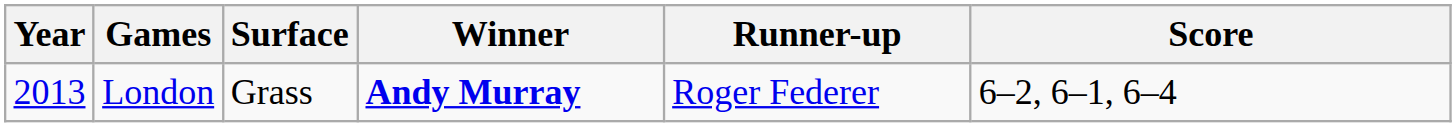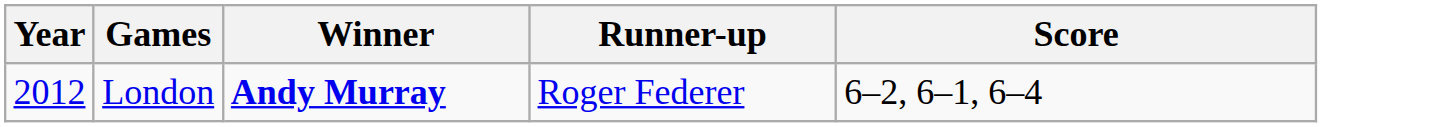- column: (290, 33)
(49, 91) 2013 -> (49, 91) 2012
